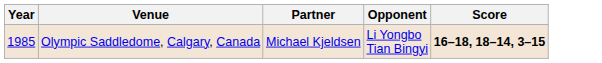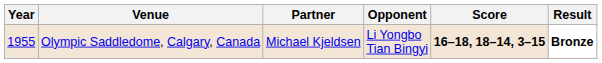+ column: (572, 15)
(21, 41) 1985 -> (21, 41) 1955
